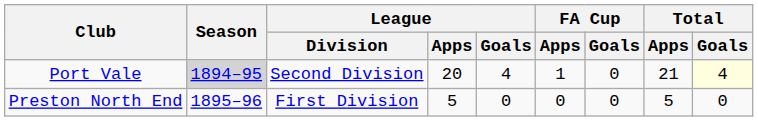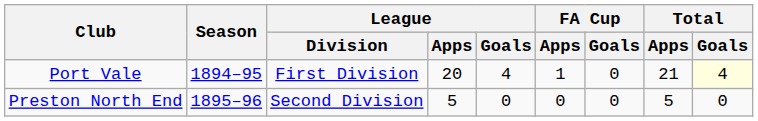(226, 74) lightgrey background -> (226, 74) no background
(347, 74) Second Division -> (347, 74) First Division
(347, 102) First Division -> (347, 102) Second Division
